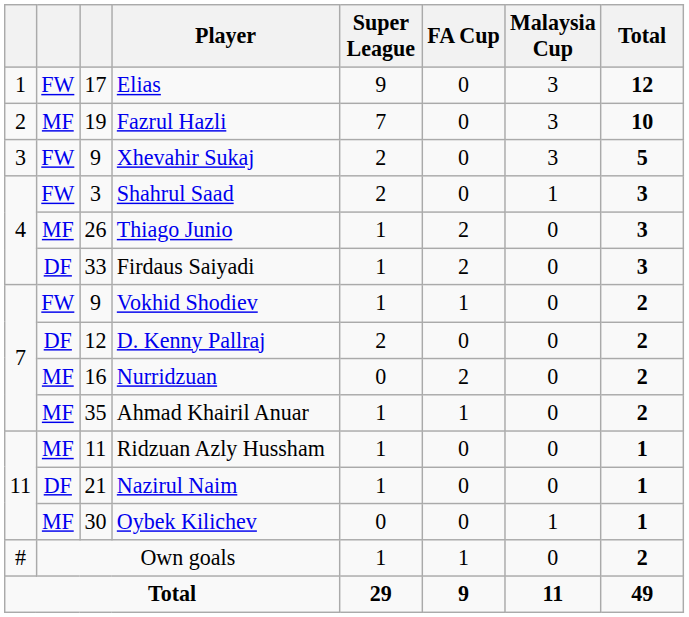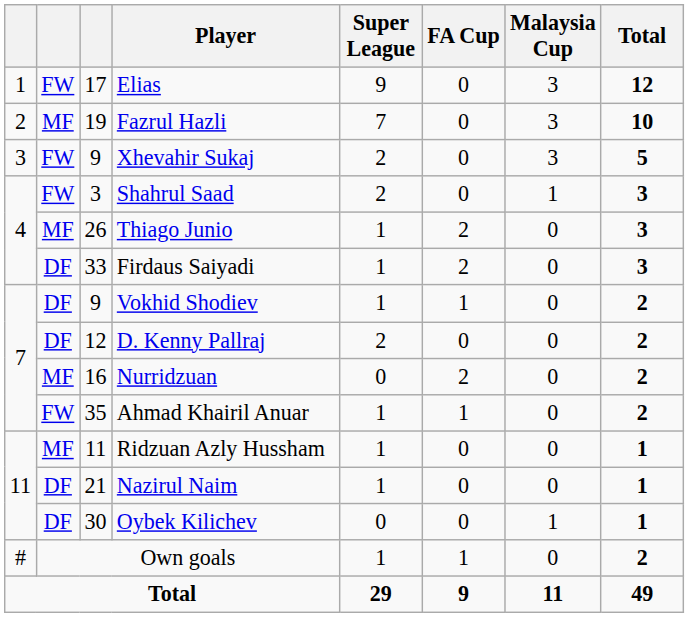(58, 303) FW -> (58, 303) DF
(58, 412) MF -> (58, 412) FW
(58, 521) MF -> (58, 521) DF
